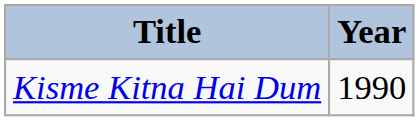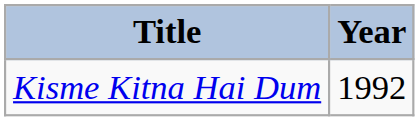(372, 86) 1990 -> (372, 86) 1992
